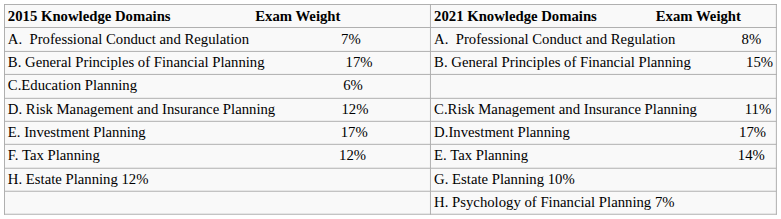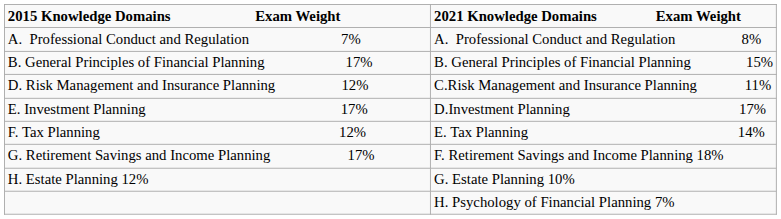- row: (185, 86)
+ row: (195, 156)
